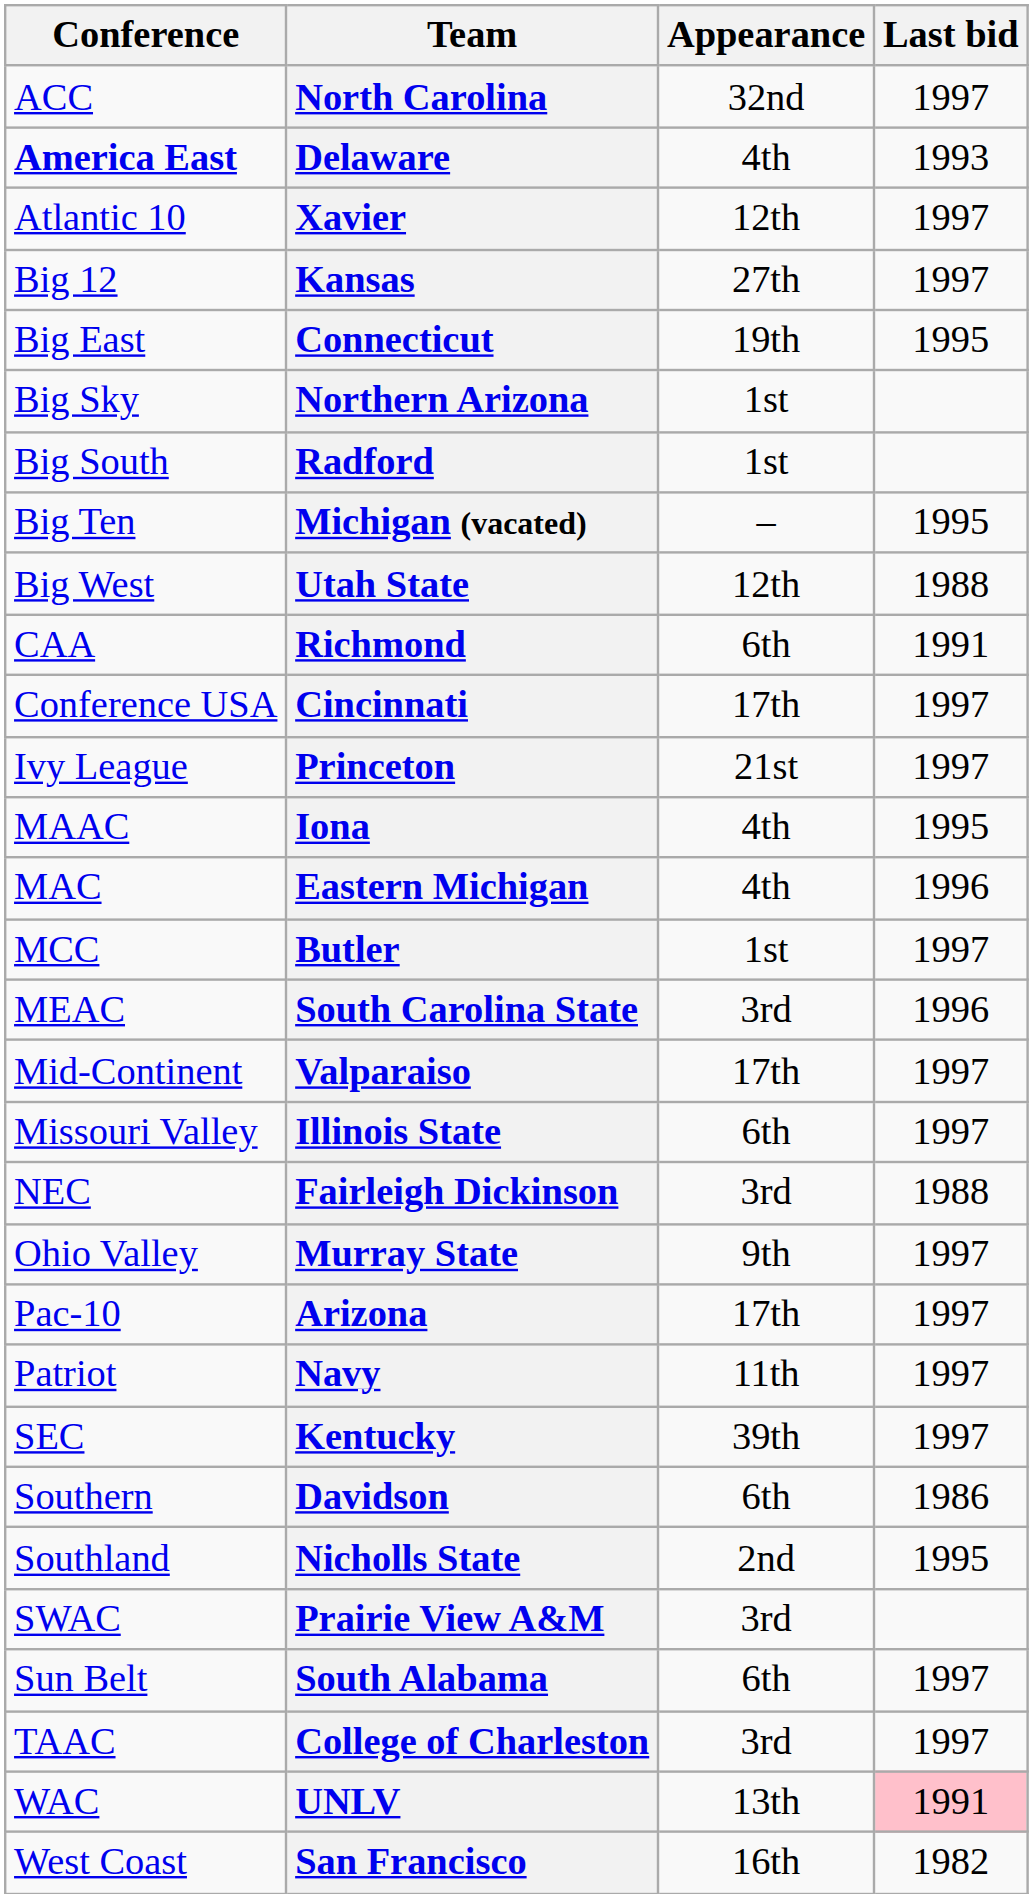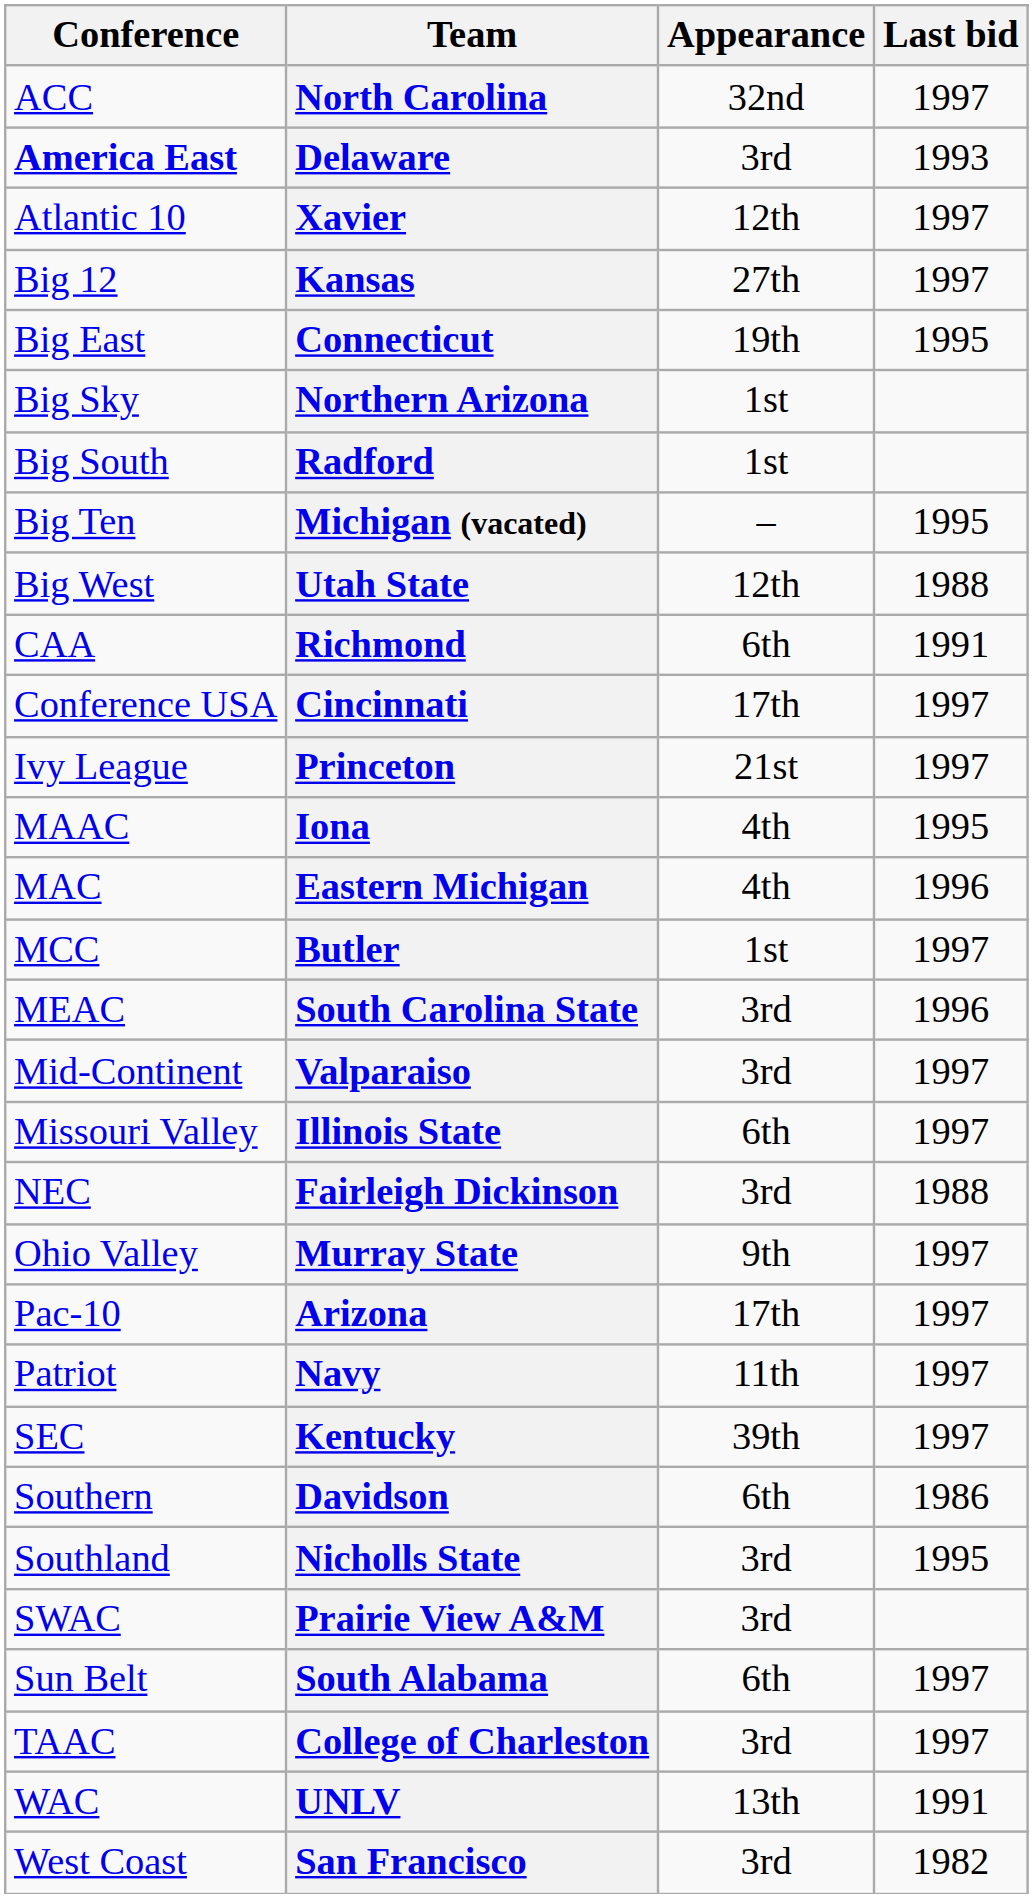(766, 156) 4th -> (766, 156) 3rd
(766, 1070) 17th -> (766, 1070) 3rd
(766, 1557) 2nd -> (766, 1557) 3rd
(951, 1801) pink background -> (951, 1801) no background
(766, 1861) 16th -> (766, 1861) 3rd
